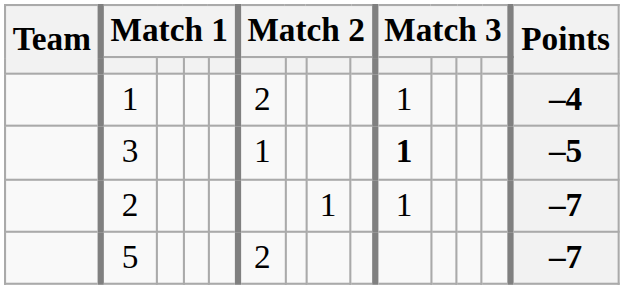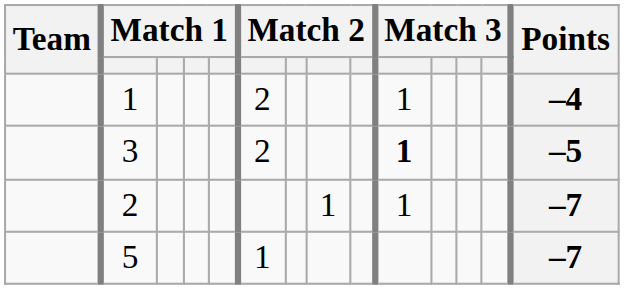(262, 151) 1 -> (262, 151) 2
(262, 257) 2 -> (262, 257) 1
